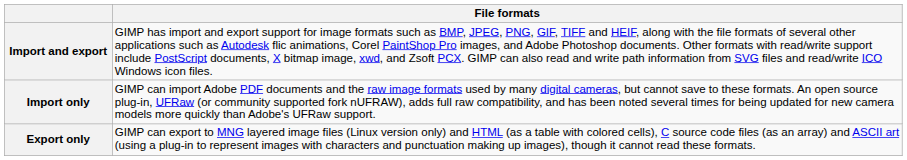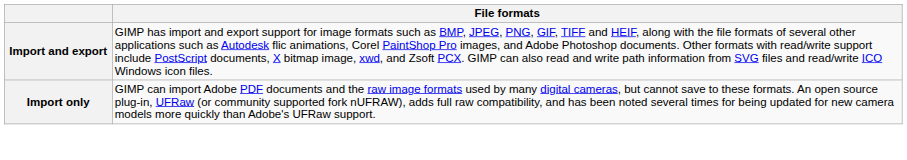- row: (58, 139)
